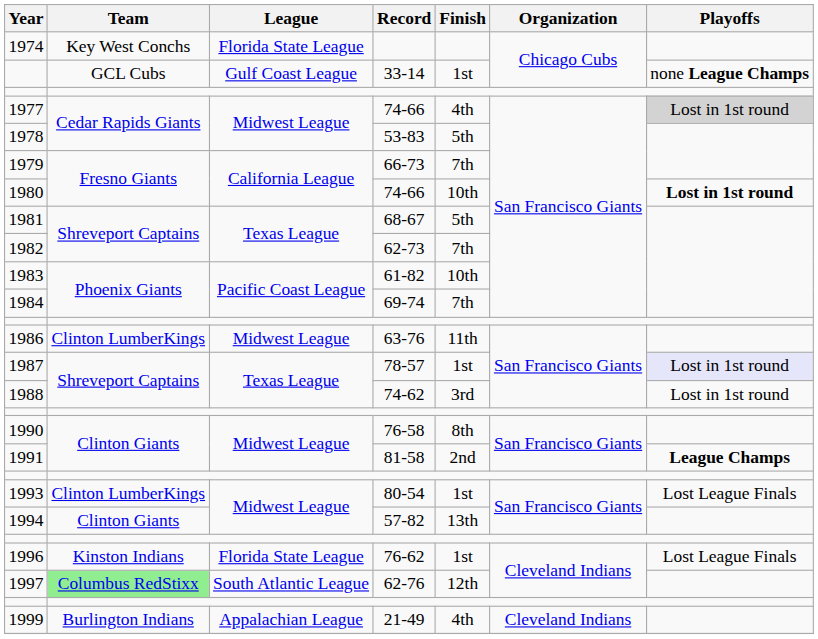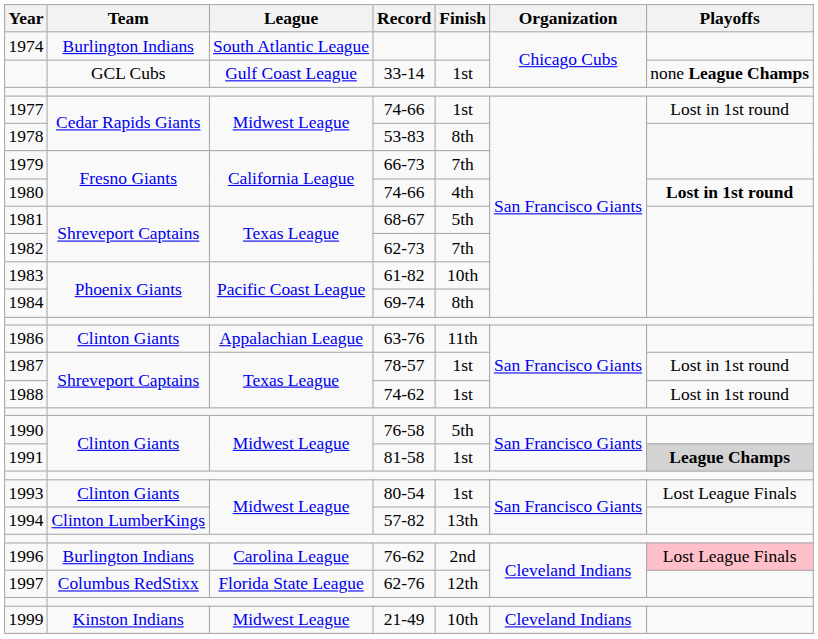(128, 45) Key West Conchs -> (128, 45) Burlington Indians
(291, 45) Florida State League -> (291, 45) South Atlantic League
(463, 109) 4th -> (463, 109) 1st
(730, 109) lightgrey background -> (730, 109) no background
(463, 137) 5th -> (463, 137) 8th
(463, 192) 10th -> (463, 192) 4th
(463, 302) 7th -> (463, 302) 8th
(128, 338) Clinton LumberKings -> (128, 338) Clinton Giants
(291, 338) Midwest League -> (291, 338) Appalachian League
(730, 366) lavender background -> (730, 366) no background
(463, 393) 3rd -> (463, 393) 1st
(463, 429) 8th -> (463, 429) 5th
(463, 457) 2nd -> (463, 457) 1st
(730, 457) no background -> (730, 457) lightgrey background
(128, 493) Clinton LumberKings -> (128, 493) Clinton Giants
(128, 520) Clinton Giants -> (128, 520) Clinton LumberKings
(128, 556) Kinston Indians -> (128, 556) Burlington Indians
(291, 556) Florida State League -> (291, 556) Carolina League
(463, 556) 1st -> (463, 556) 2nd
(730, 556) no background -> (730, 556) pink background
(128, 584) lightgreen background -> (128, 584) no background
(291, 584) South Atlantic League -> (291, 584) Florida State League
(128, 619) Burlington Indians -> (128, 619) Kinston Indians
(291, 619) Appalachian League -> (291, 619) Midwest League
(463, 619) 4th -> (463, 619) 10th
